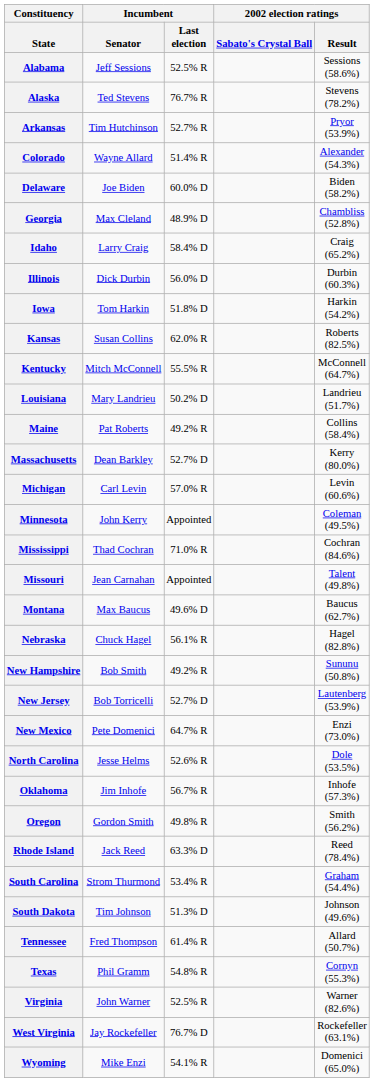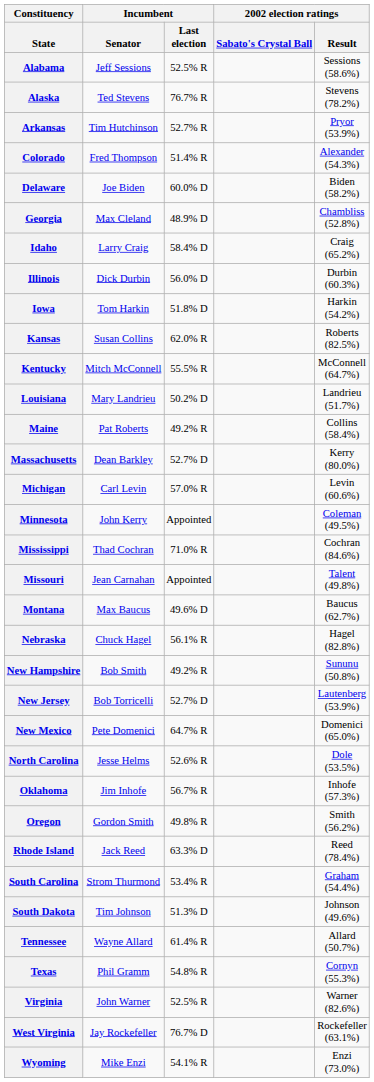(123, 158) Wayne Allard -> (123, 158) Fred Thompson
(342, 731) Enzi (73.0%) -> (342, 731) Domenici (65.0%)
(123, 942) Fred Thompson -> (123, 942) Wayne Allard
(342, 1062) Domenici (65.0%) -> (342, 1062) Enzi (73.0%)
